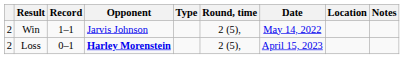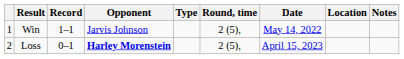(9, 29) 2 -> (9, 29) 1
